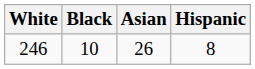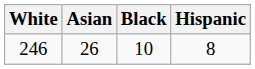columns swapped: (144, 19) <-> (89, 19)
